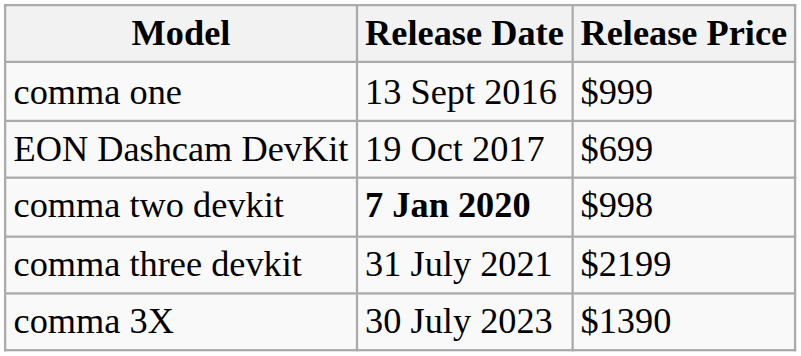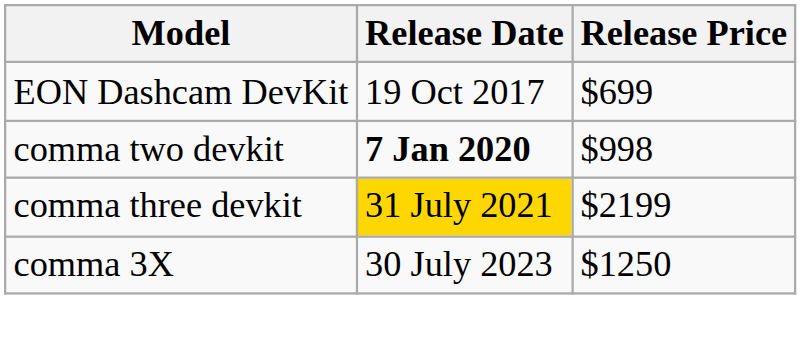- row: (98, 90)
(459, 263) no background -> (459, 206) gold background
(626, 321) $1390 -> (626, 263) $1250
